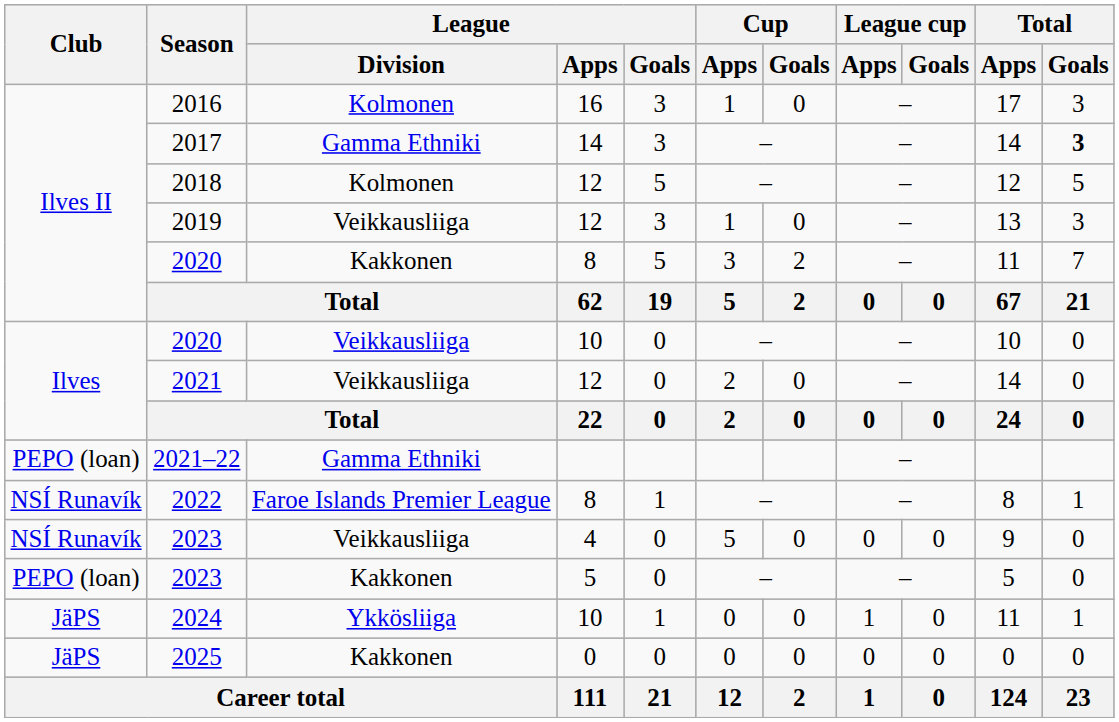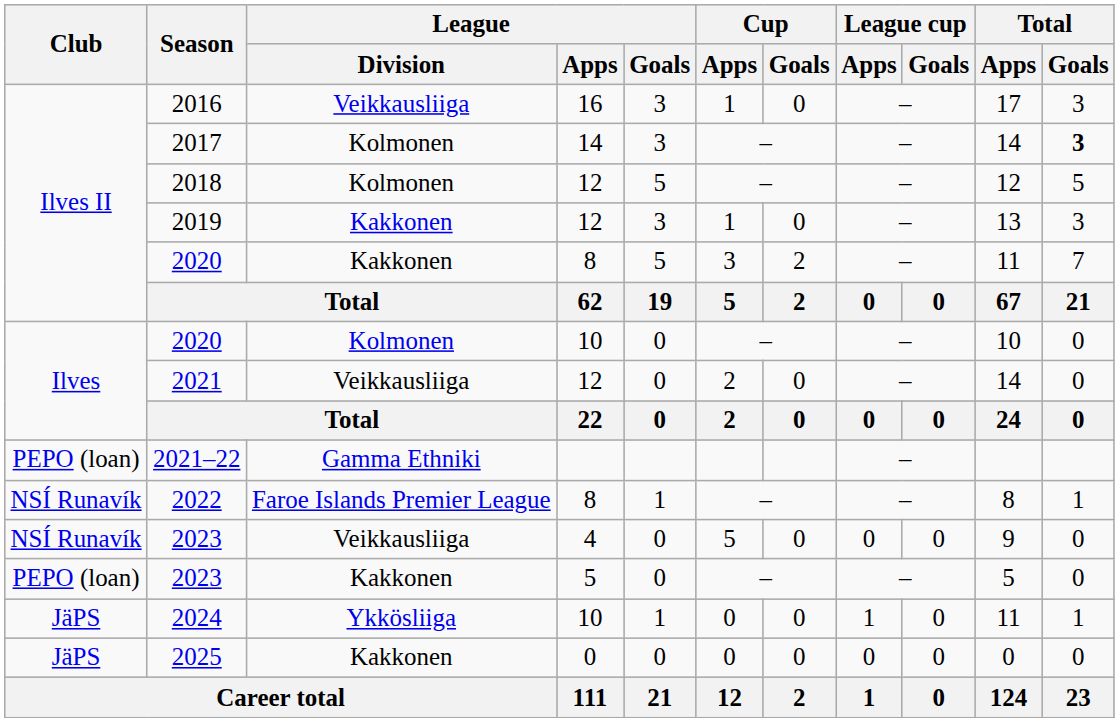(401, 103) Kolmonen -> (401, 103) Veikkausliiga
(401, 143) Gamma Ethniki -> (401, 143) Kolmonen
(401, 222) Veikkausliiga -> (401, 222) Kakkonen
(401, 340) Veikkausliiga -> (401, 340) Kolmonen
